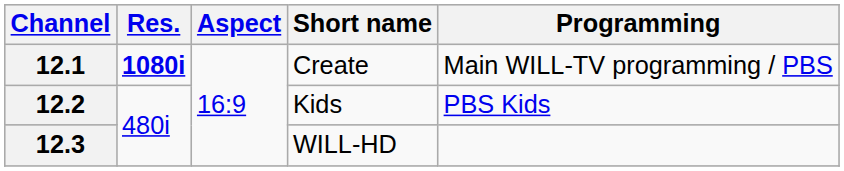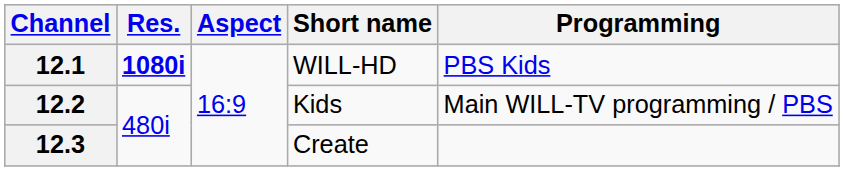(331, 64) Create -> (345, 64) WILL-HD
(638, 64) Main WILL-TV programming / PBS -> (497, 64) PBS Kids
(497, 104) PBS Kids -> (638, 104) Main WILL-TV programming / PBS
(345, 144) WILL-HD -> (331, 144) Create
